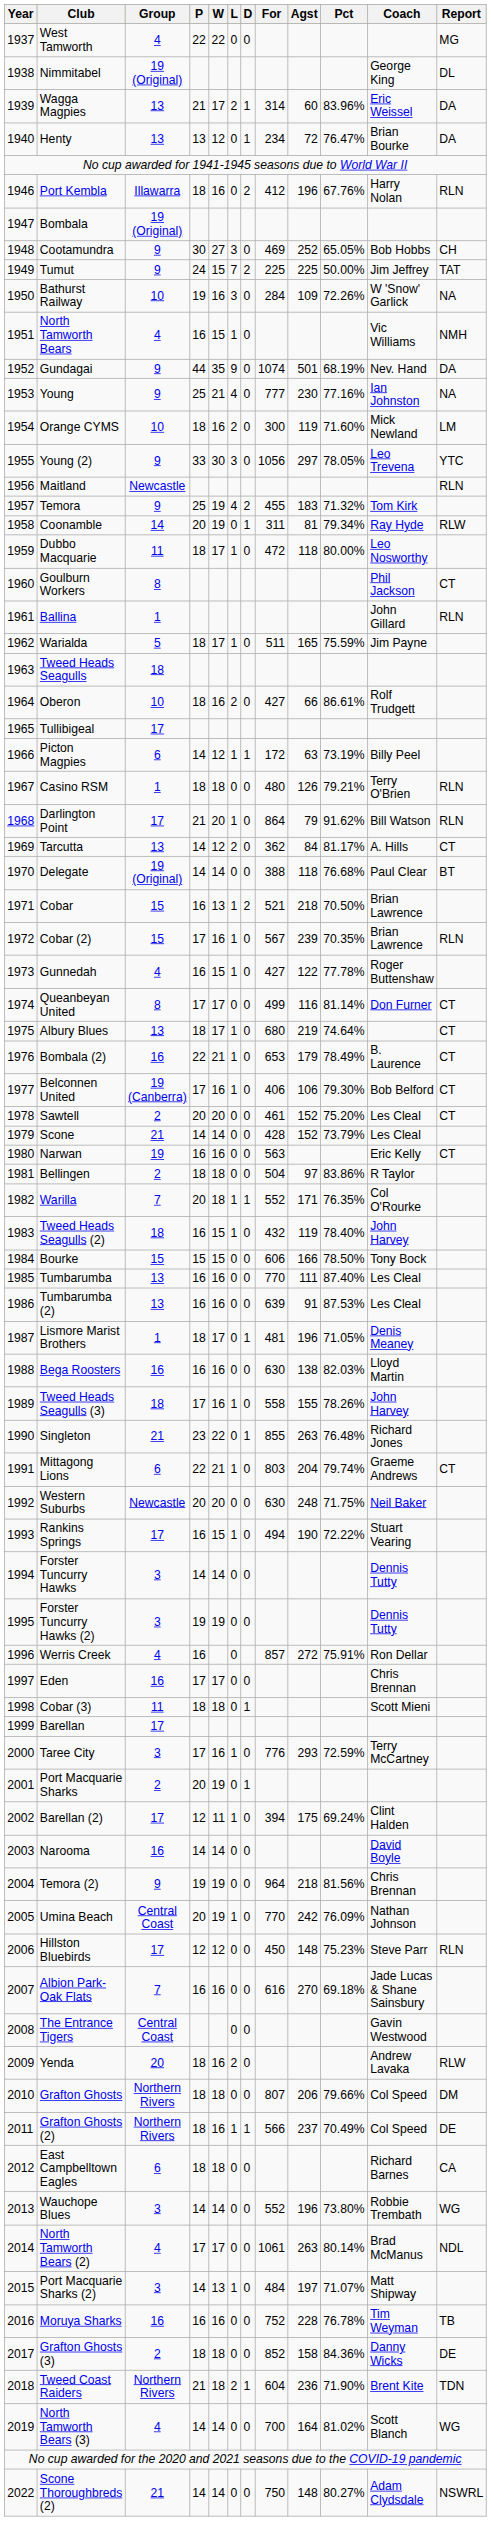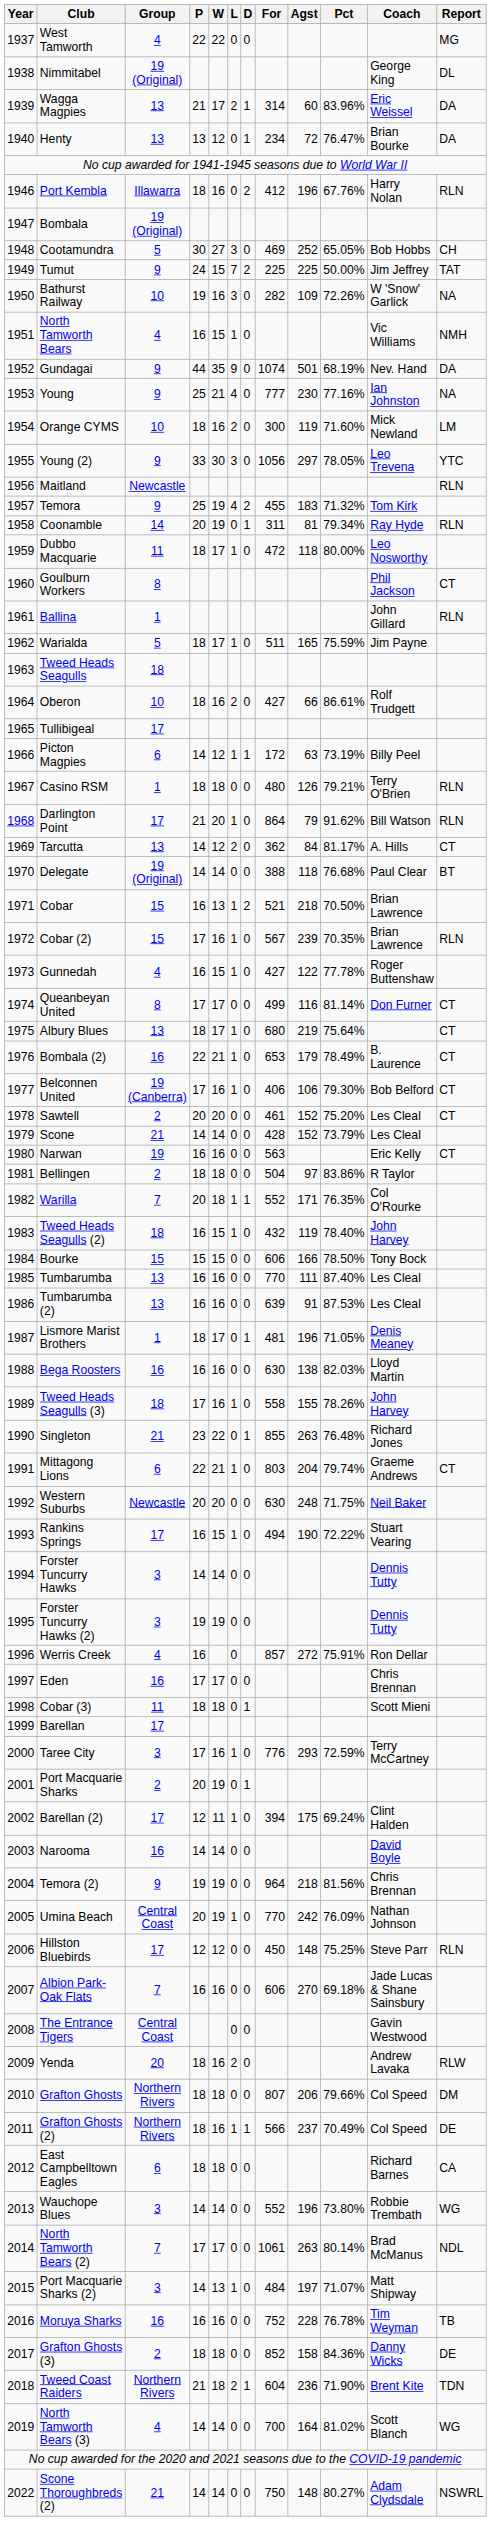(157, 250) 9 -> (157, 250) 5
(275, 295) 284 -> (275, 295) 282
(452, 525) RLW -> (451, 525) RLN
(344, 1031) 74.64% -> (344, 1031) 75.64%
(344, 1950) 75.23% -> (344, 1950) 75.25%
(275, 1990) 616 -> (275, 1990) 606
(157, 2248) 4 -> (157, 2248) 7
